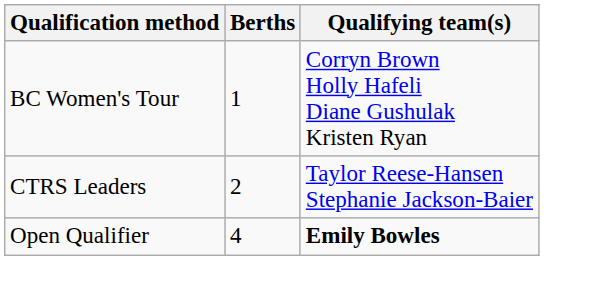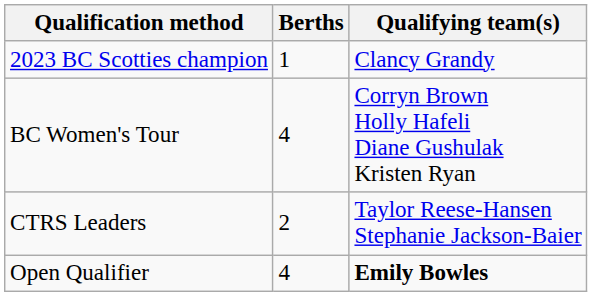+ row: (139, 59)
(236, 98) 1 -> (284, 134) 4
